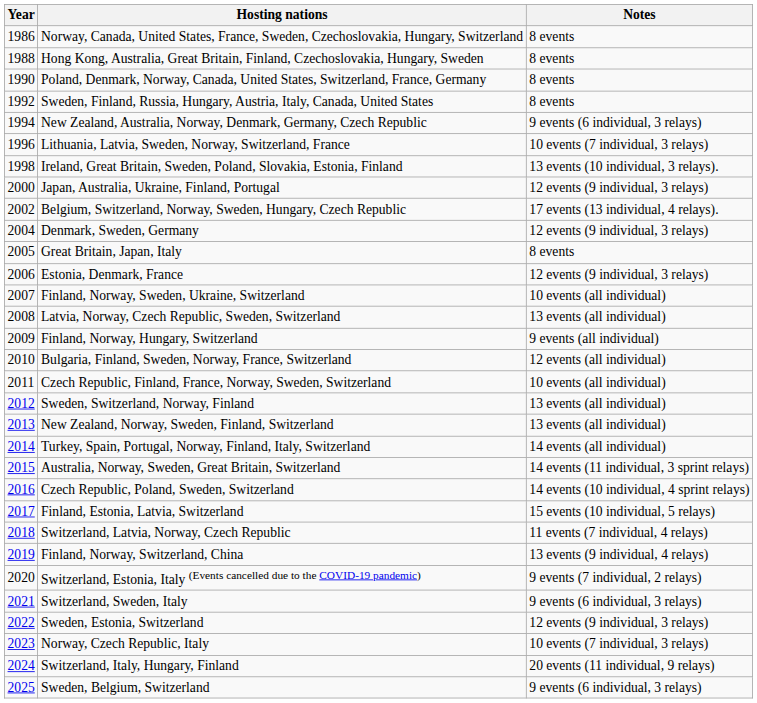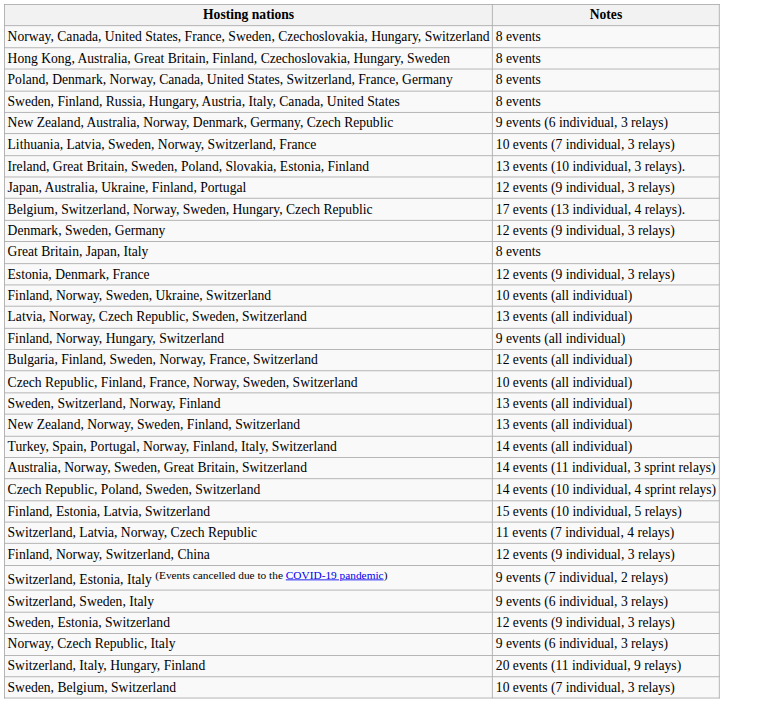- column: (21, 15)
(619, 554) 13 events (9 individual, 4 relays) -> (585, 554) 12 events (9 individual, 3 relays)
(619, 644) 10 events (7 individual, 3 relays) -> (582, 644) 9 events (6 individual, 3 relays)
(615, 687) 9 events (6 individual, 3 relays) -> (585, 687) 10 events (7 individual, 3 relays)
